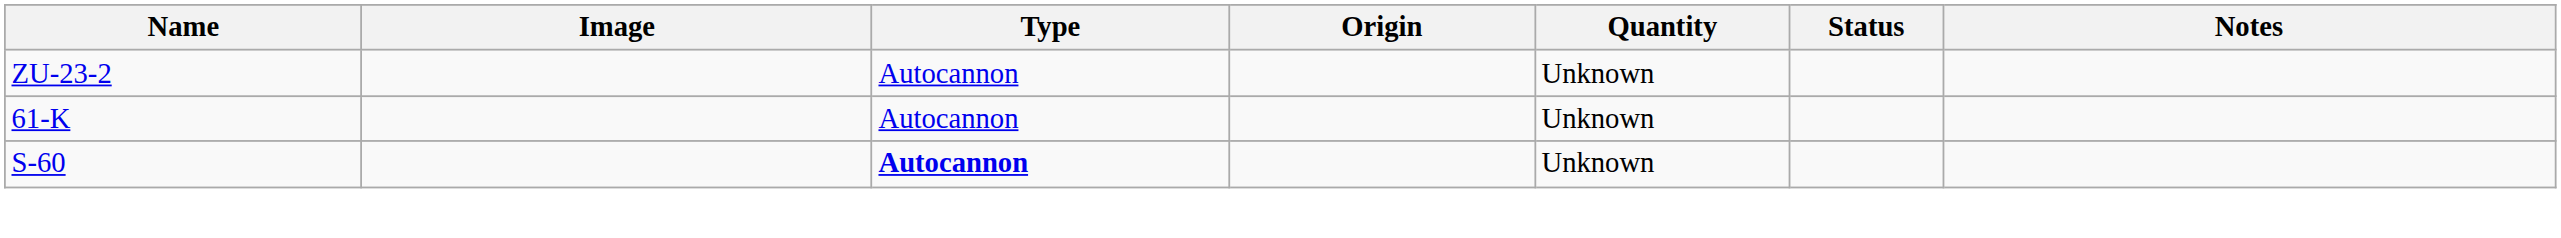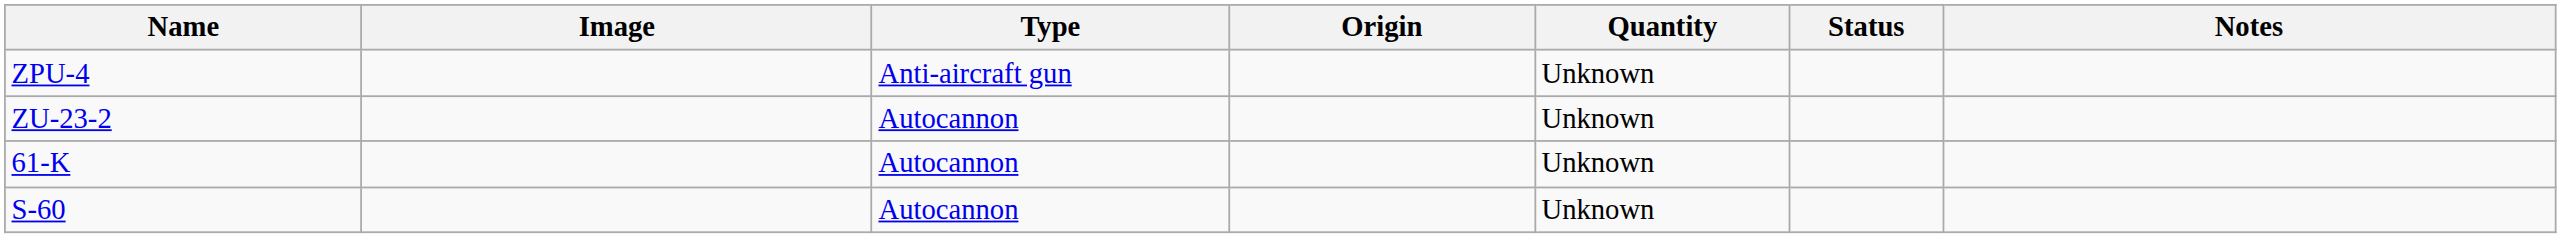+ row: (50, 72)
(953, 163) bold -> (948, 208) normal
